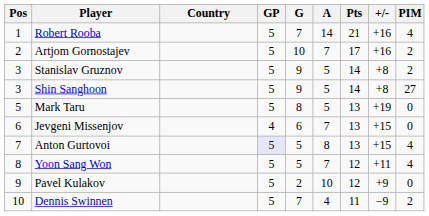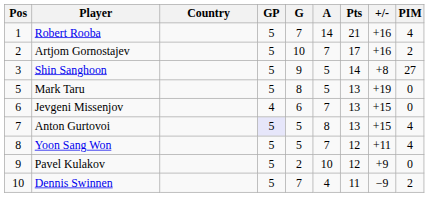- row: (79, 70)
